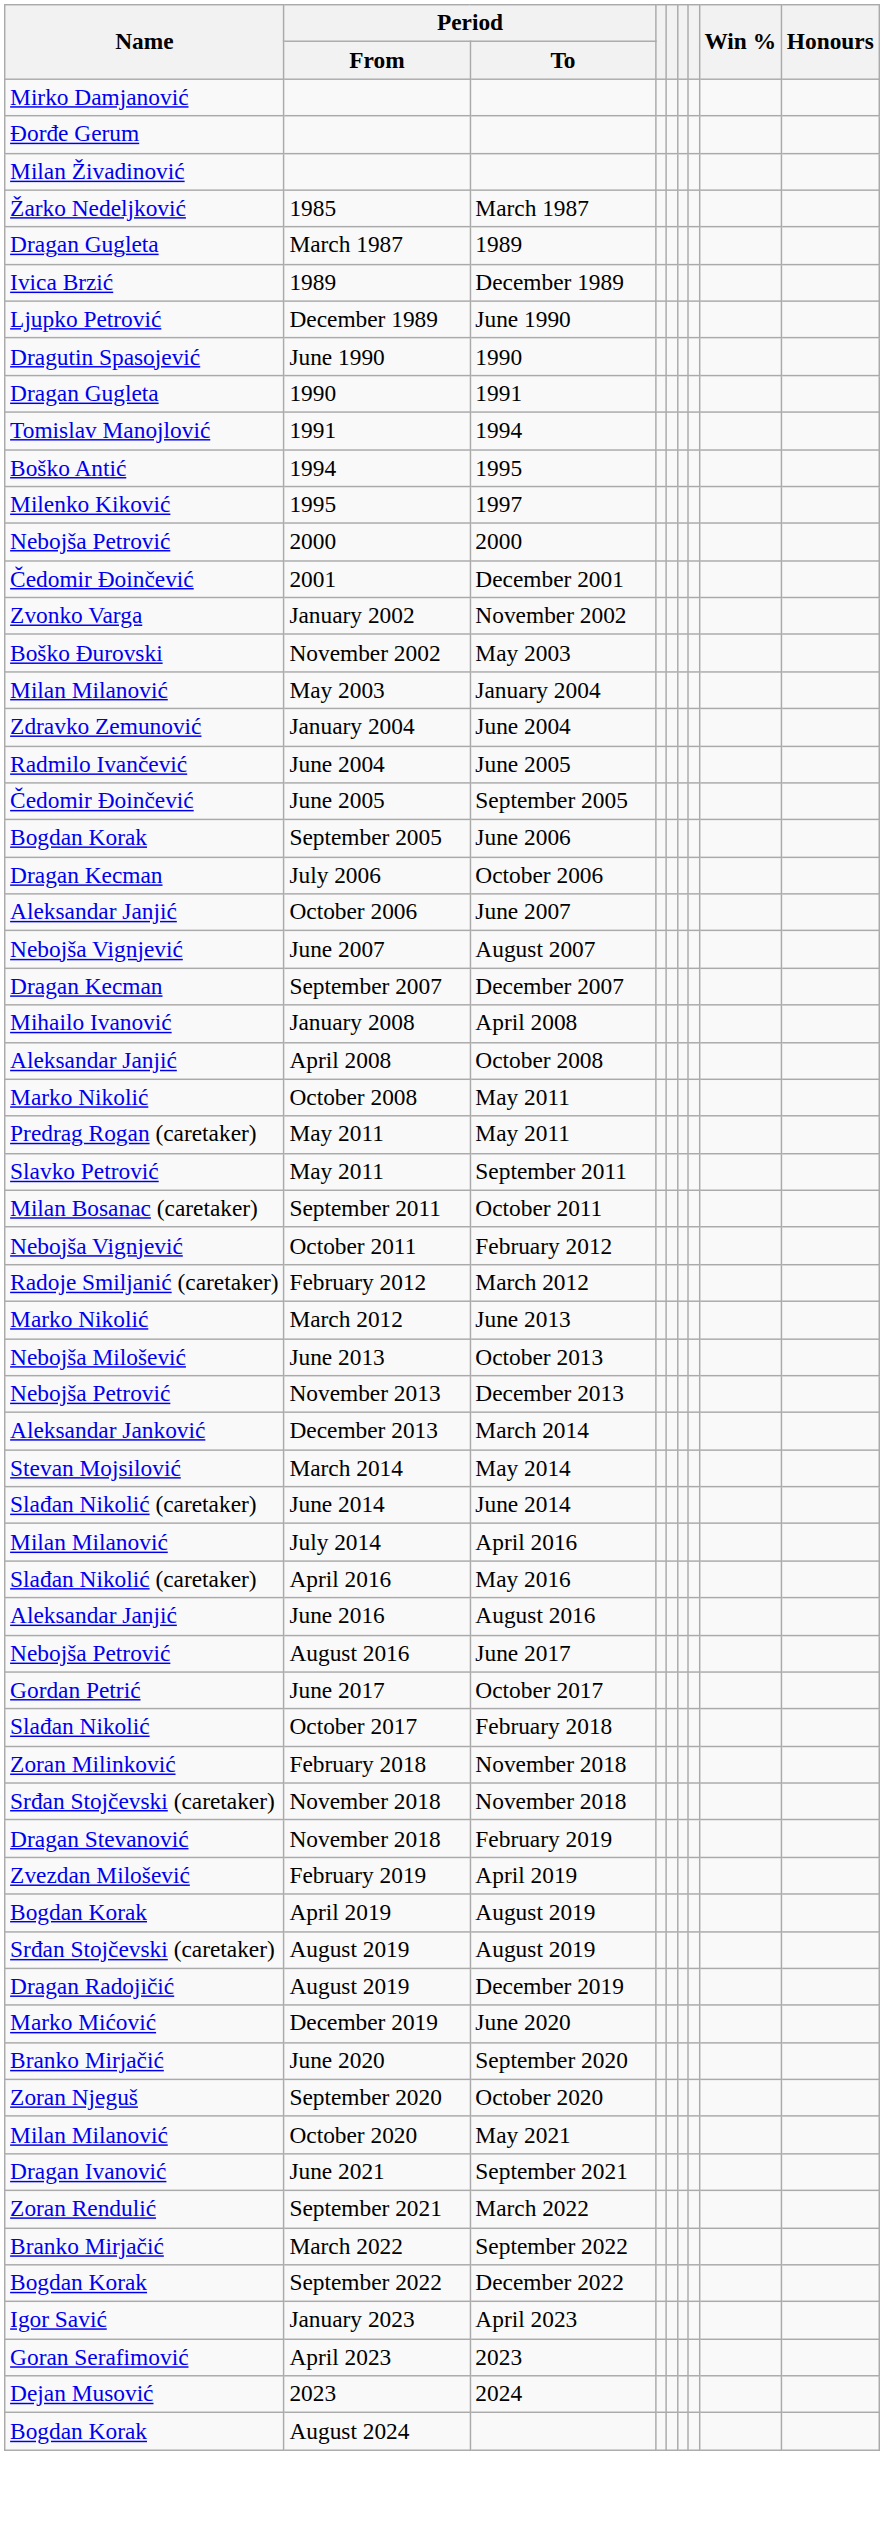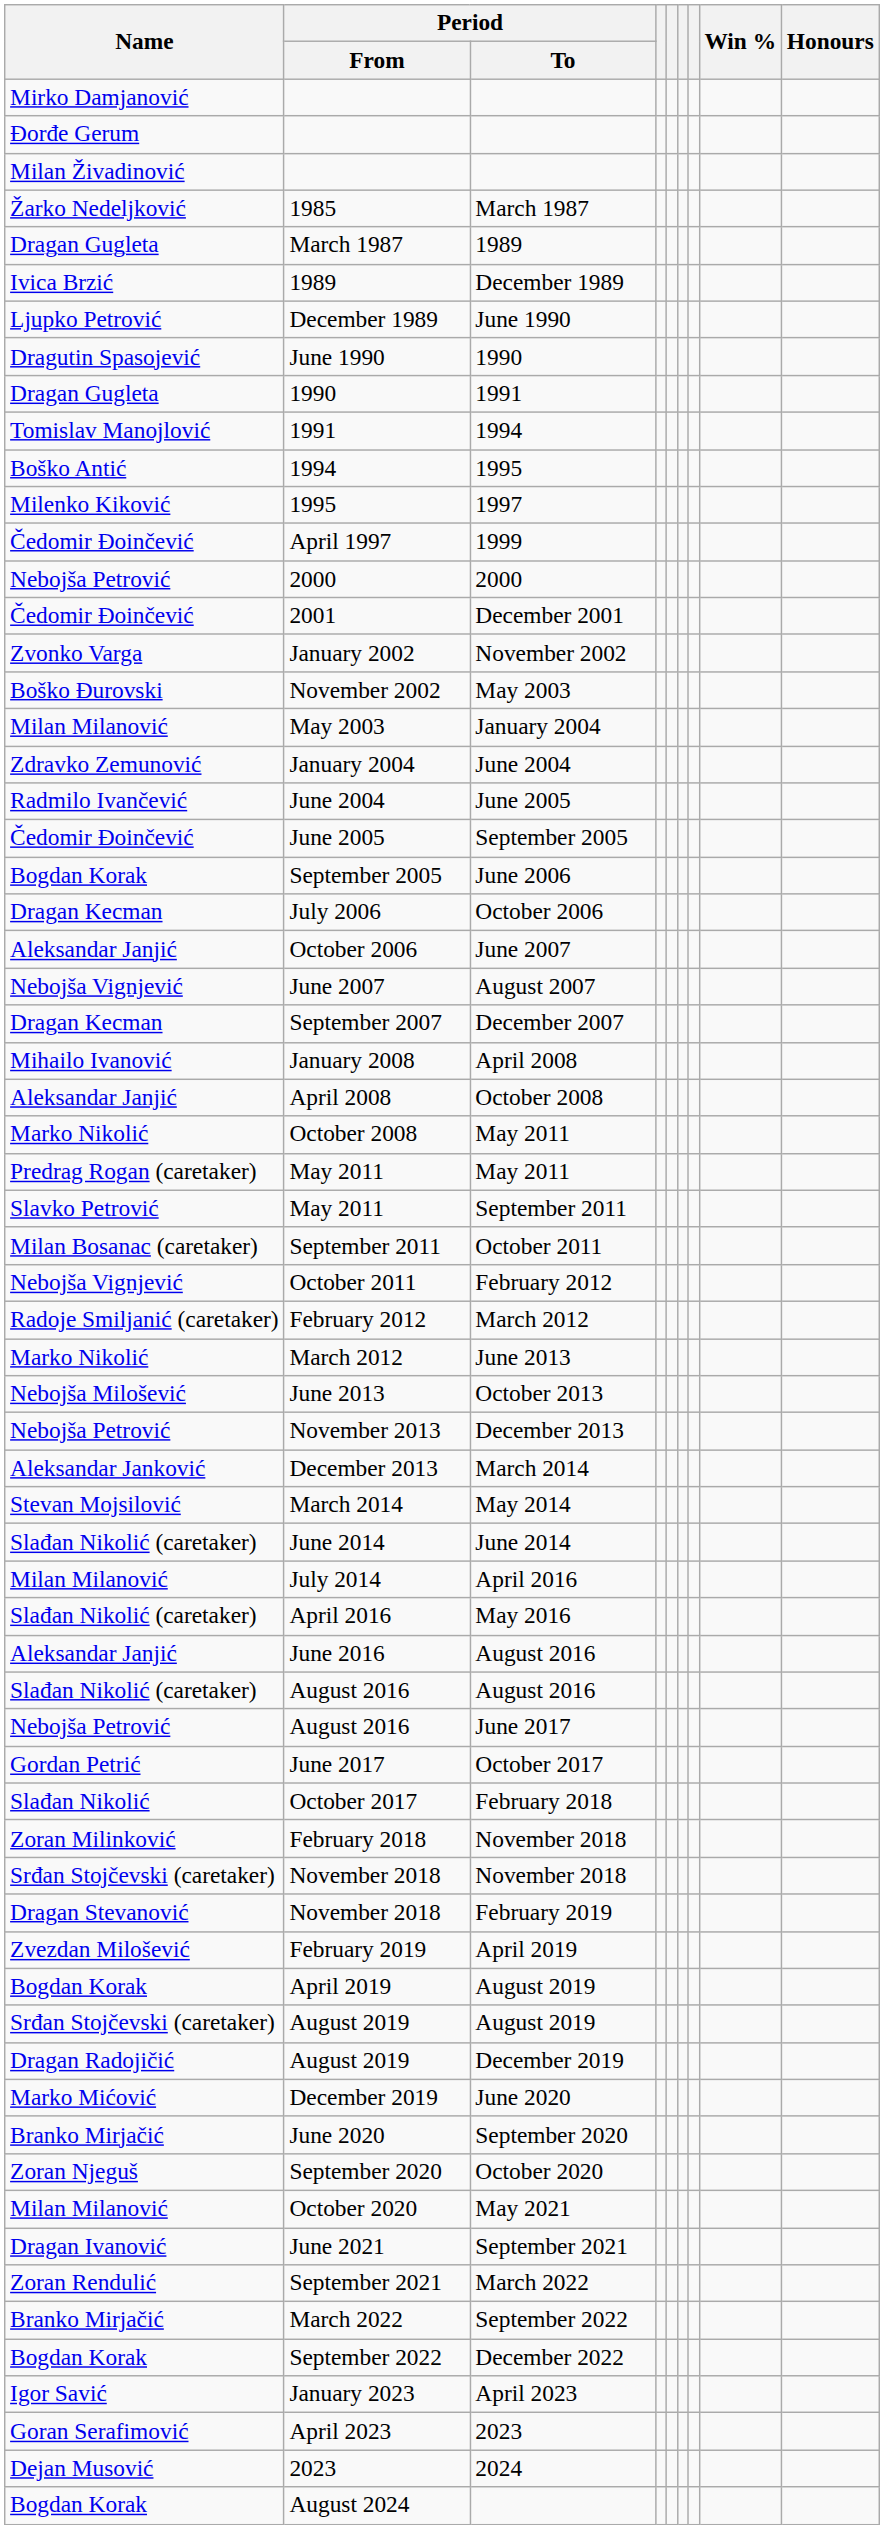+ row: (102, 541)
+ row: (133, 1690)
